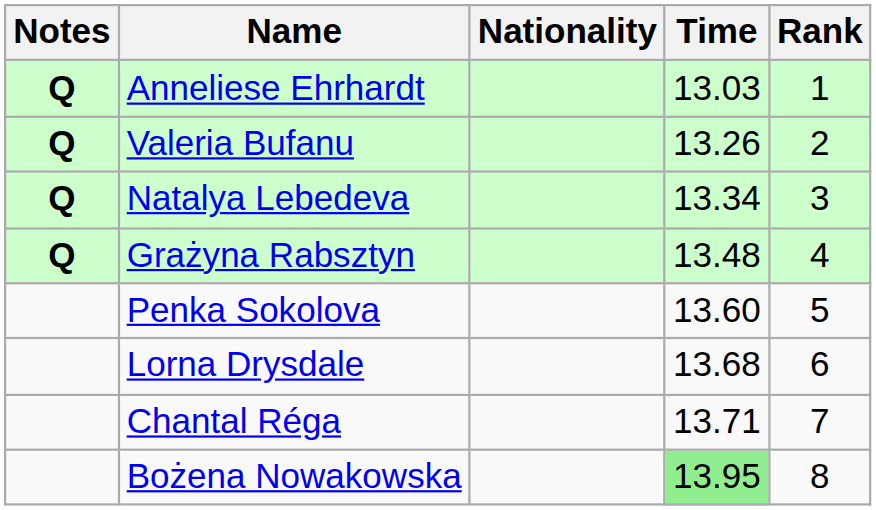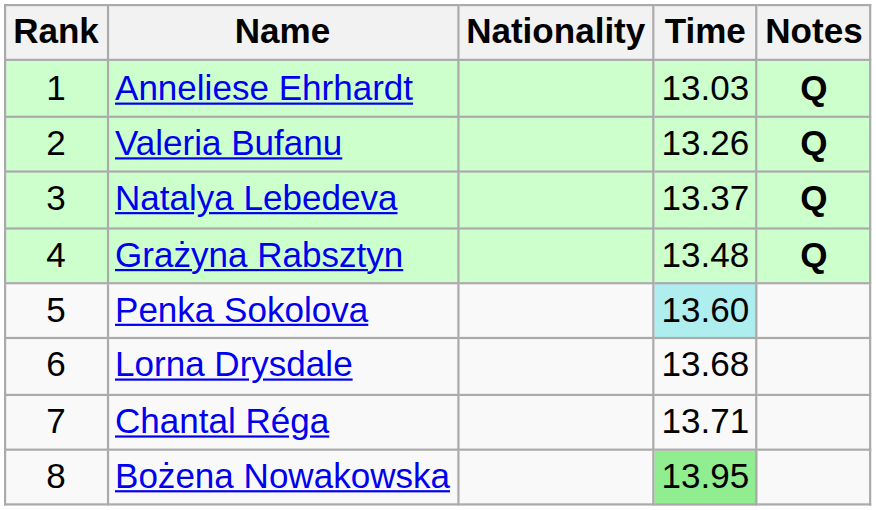columns swapped: (820, 32) <-> (62, 32)
(717, 198) 13.34 -> (705, 198) 13.37
(717, 310) no background -> (705, 310) paleturquoise background
